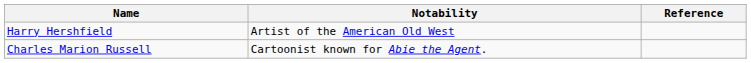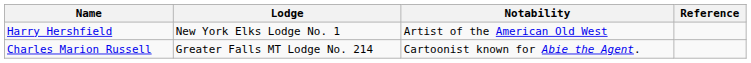+ column: (287, 13)
